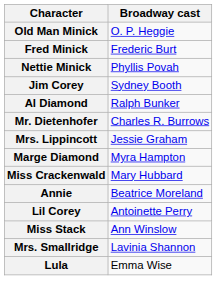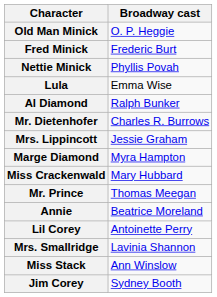rows swapped: (56, 85) <-> (56, 265)
+ row: (56, 193)
rows swapped: (56, 247) <-> (56, 229)
